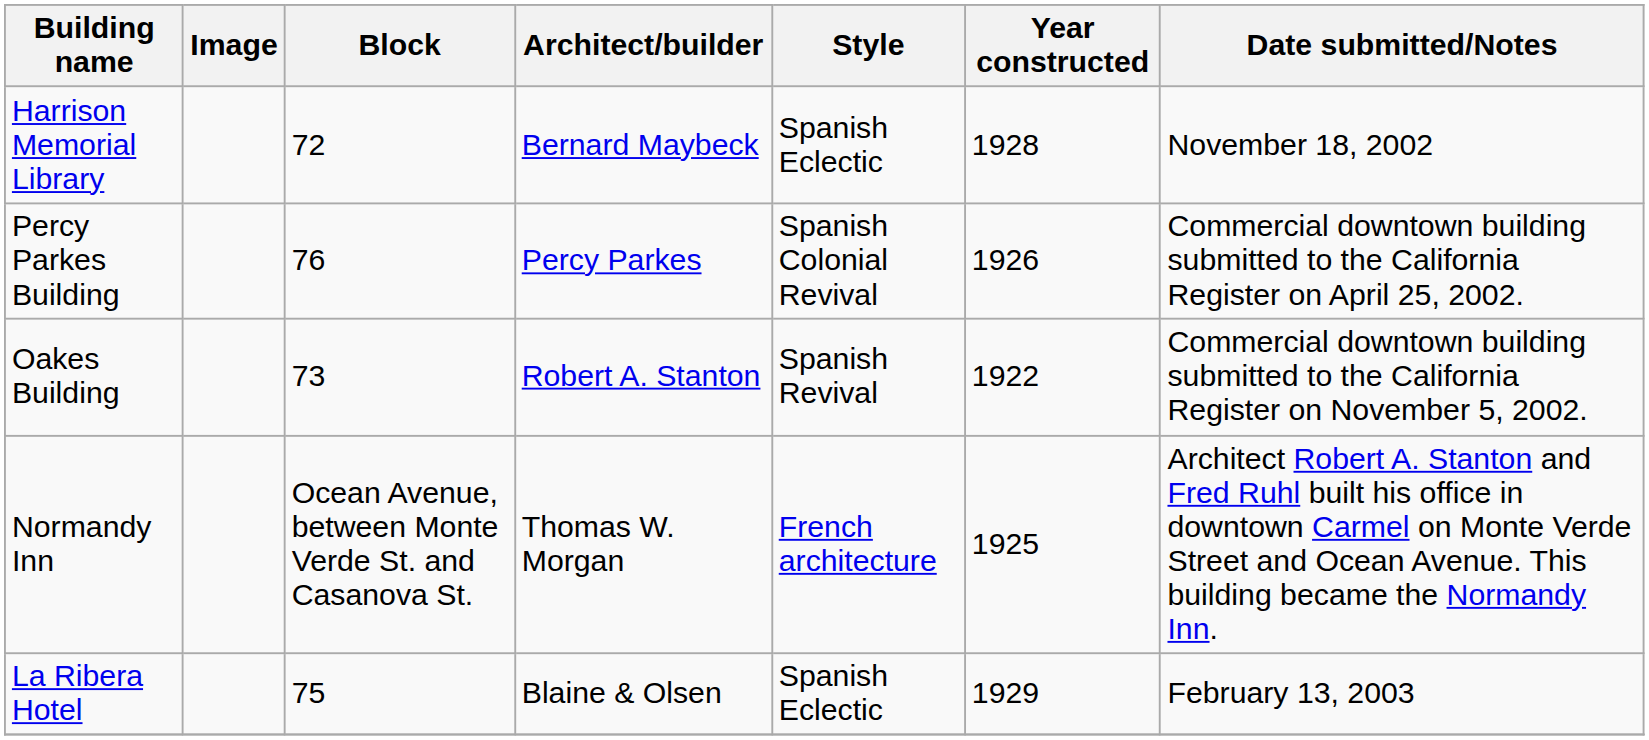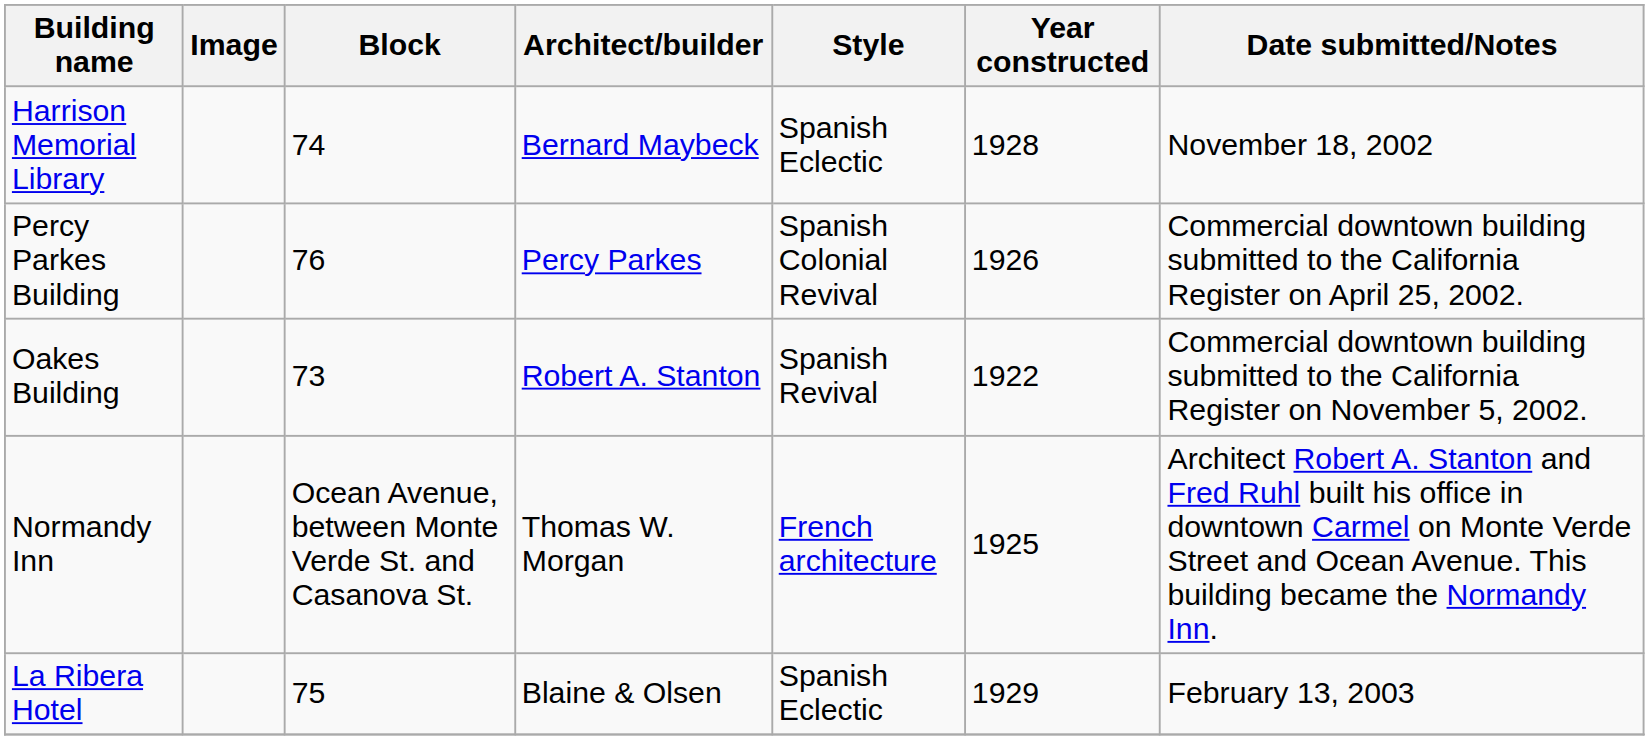(308, 144) 72 -> (308, 144) 74
